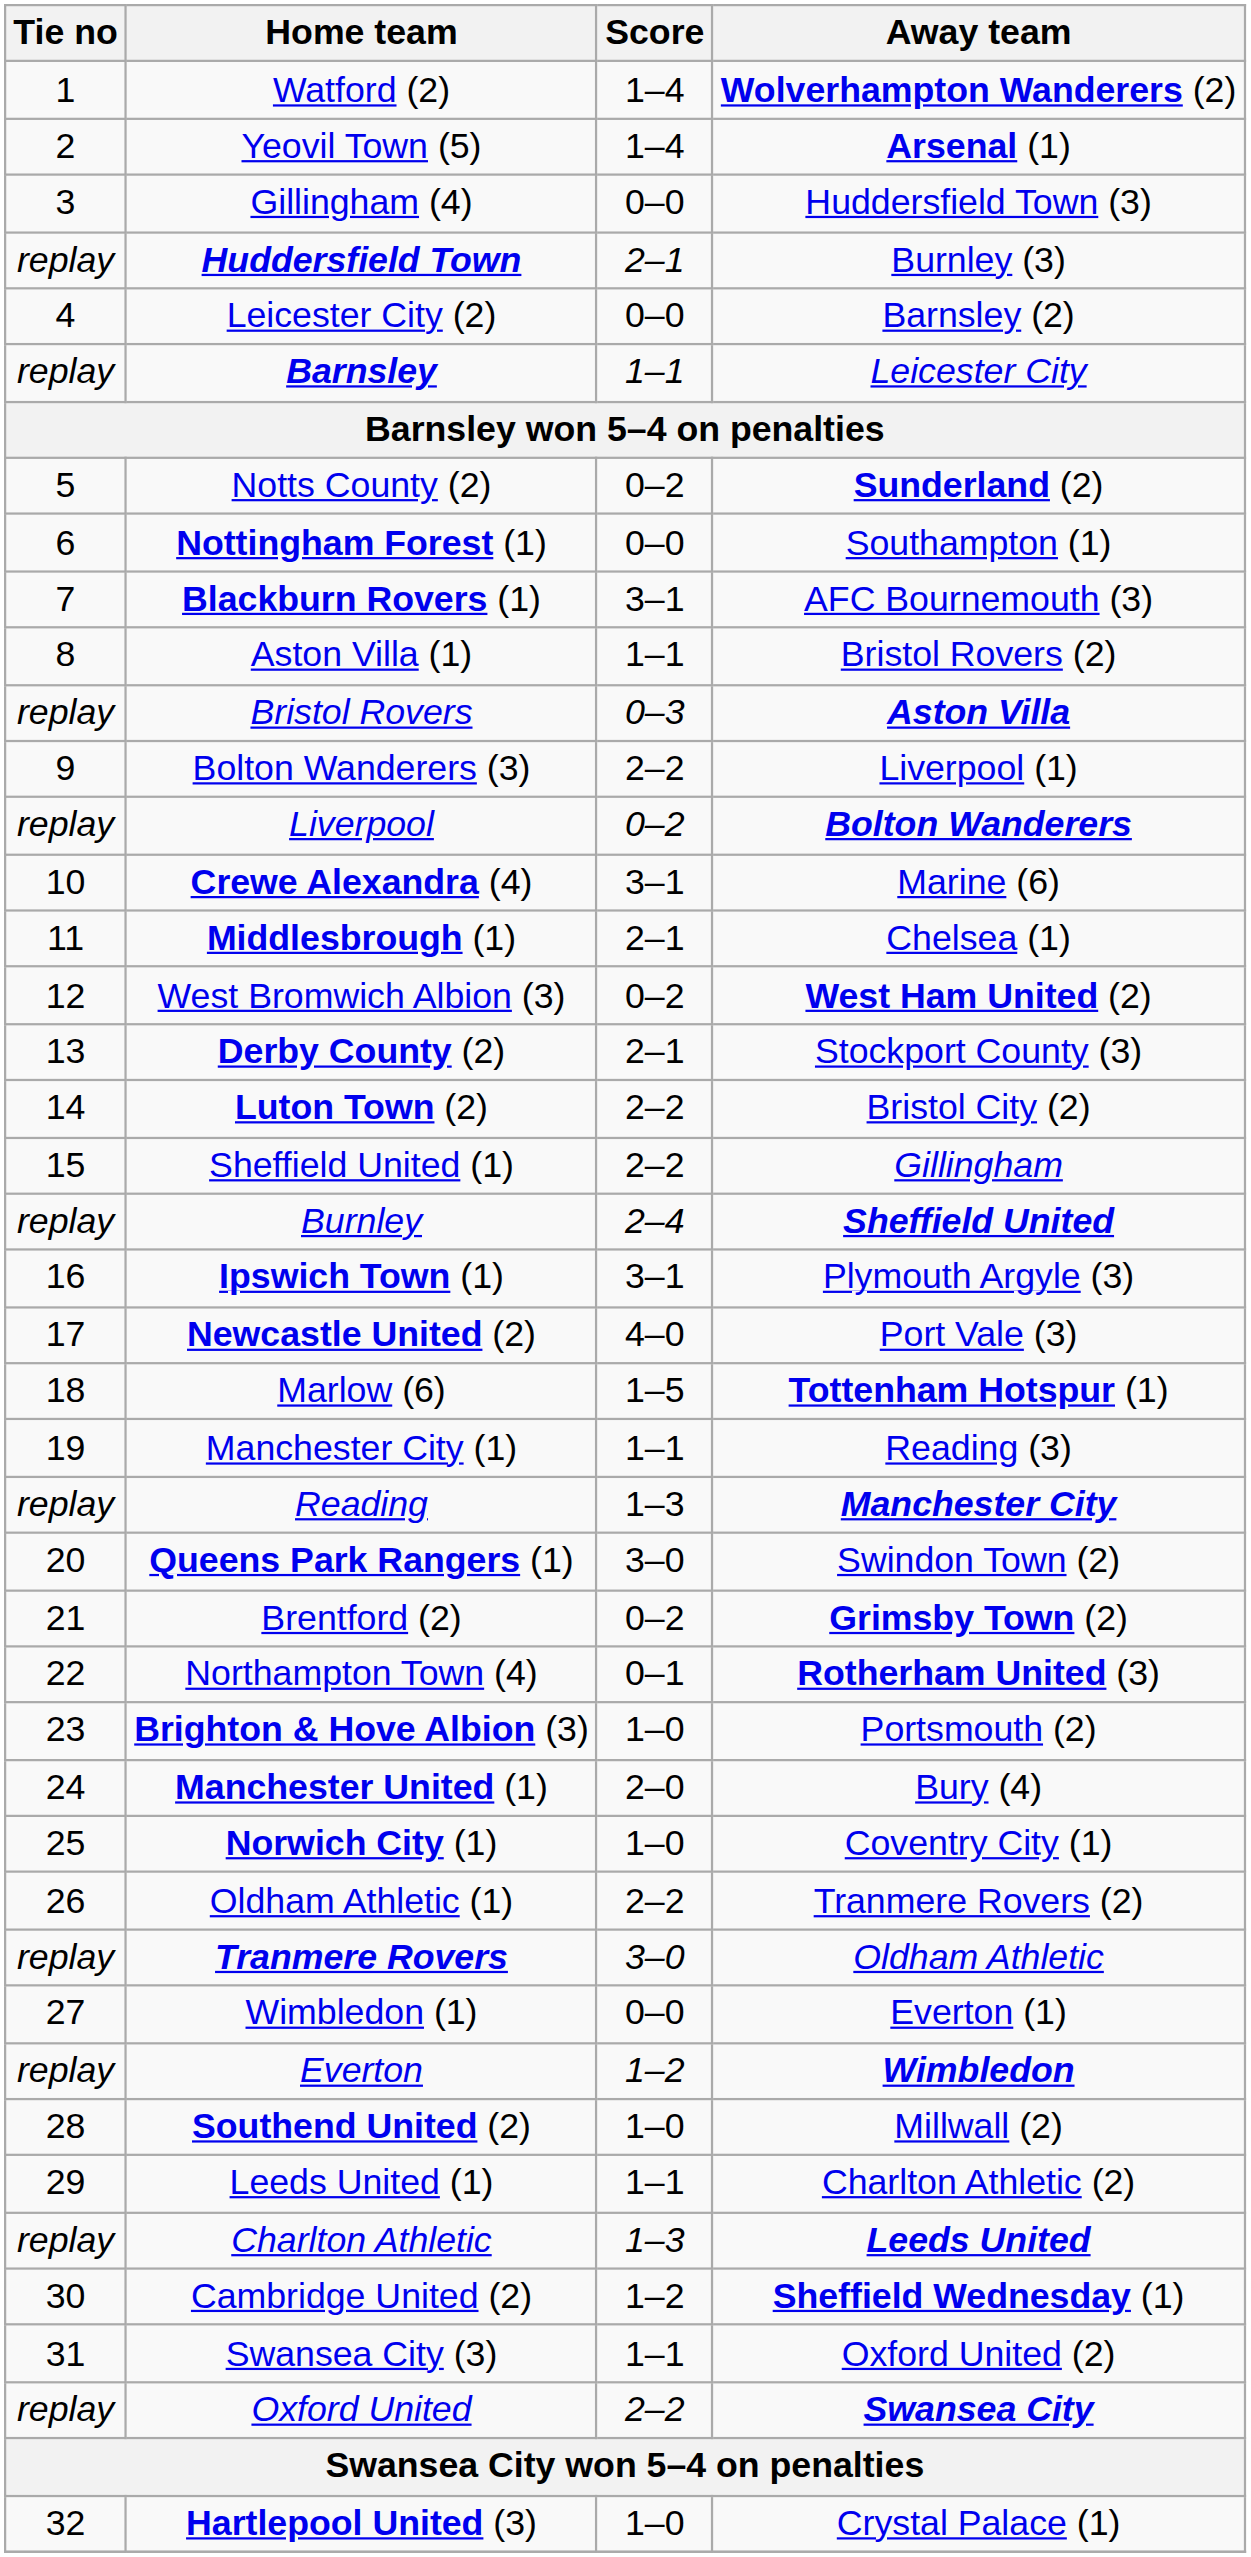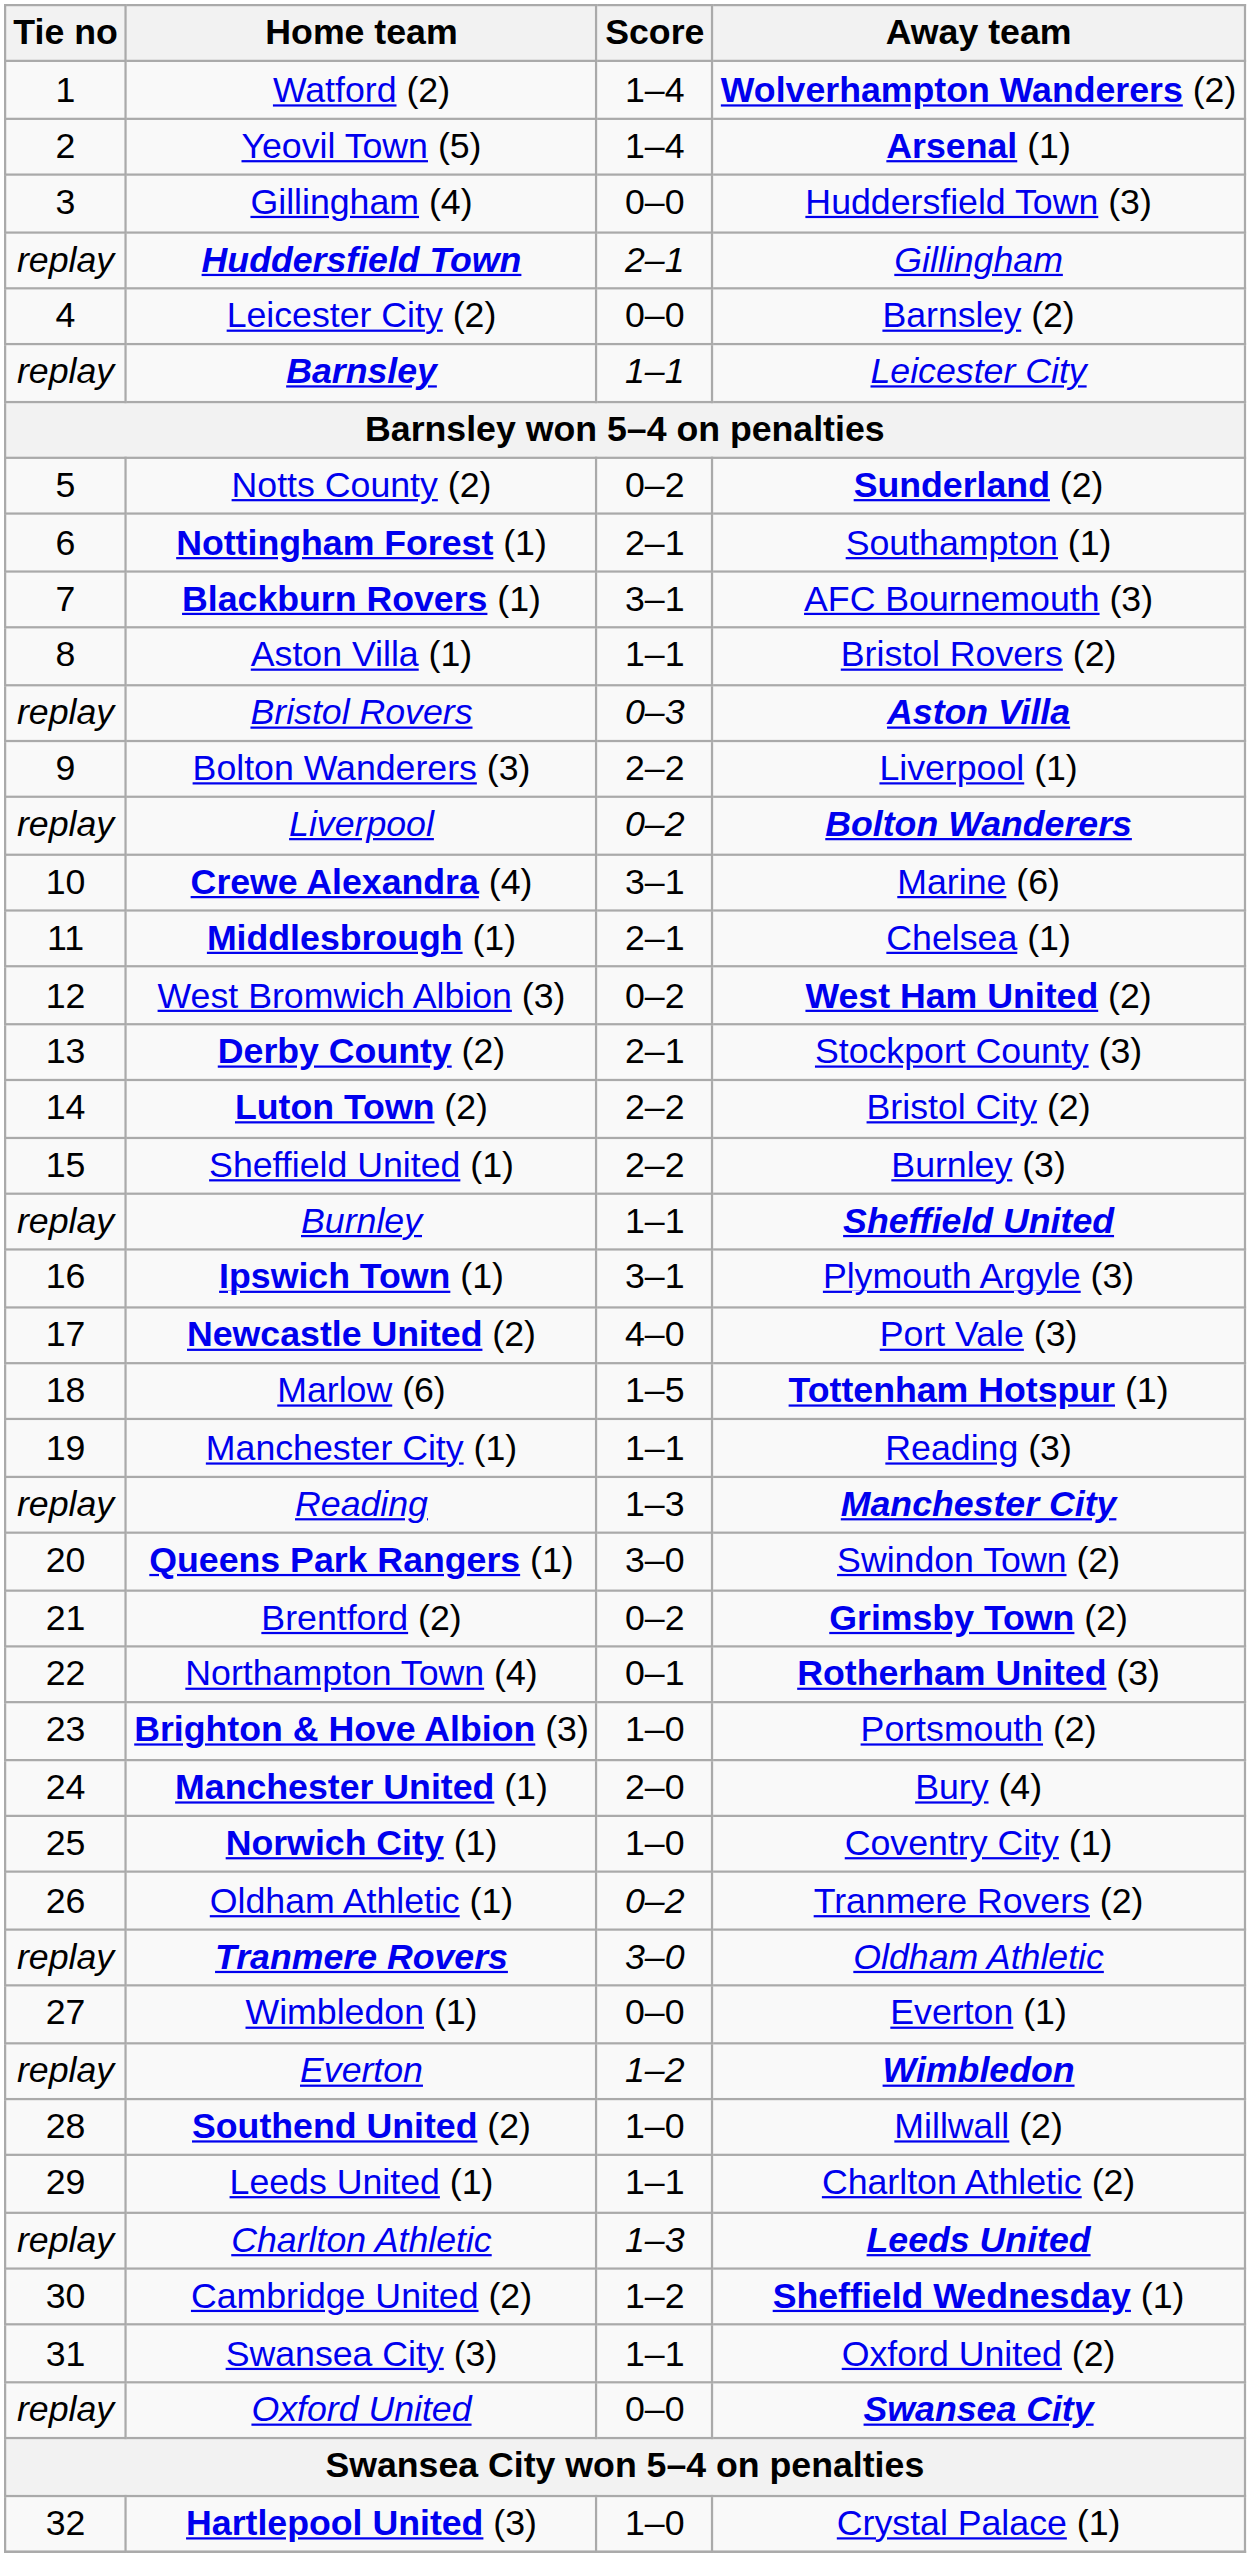(979, 259) Burnley (3) -> (979, 259) Gillingham
(655, 542) 0–0 -> (655, 542) 2–1
(979, 1164) Gillingham -> (979, 1164) Burnley (3)
(655, 1221) 2–4 -> (655, 1221) 1–1
(655, 1900) 2–2 -> (655, 1900) 0–2
(655, 2409) 2–2 -> (655, 2409) 0–0
